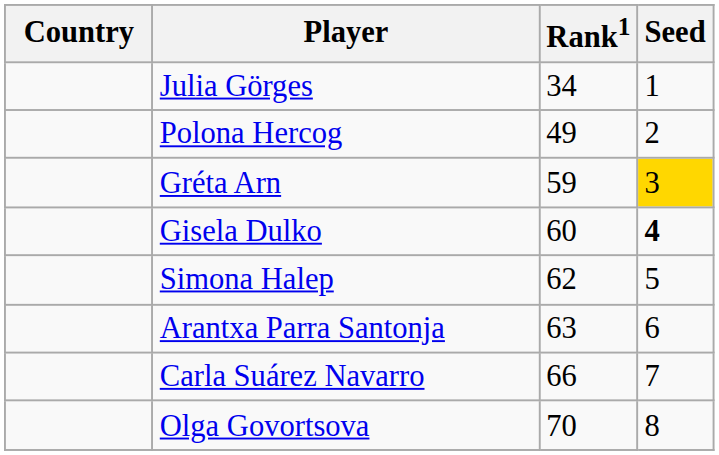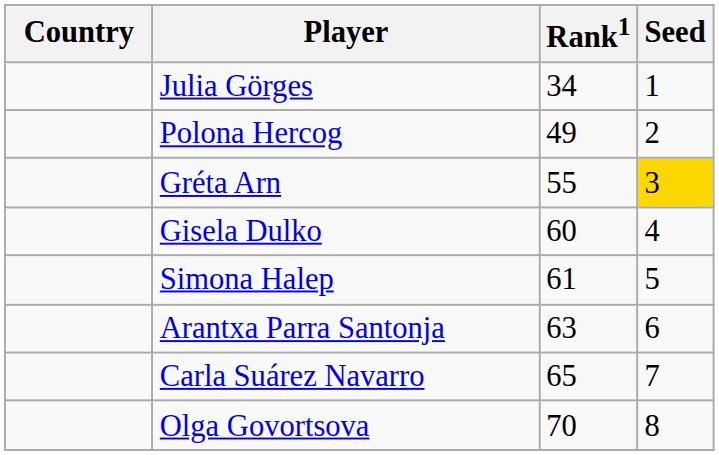(562, 182) 59 -> (562, 182) 55
(652, 230) bold -> (652, 230) normal
(562, 279) 62 -> (562, 279) 61
(562, 376) 66 -> (562, 376) 65
